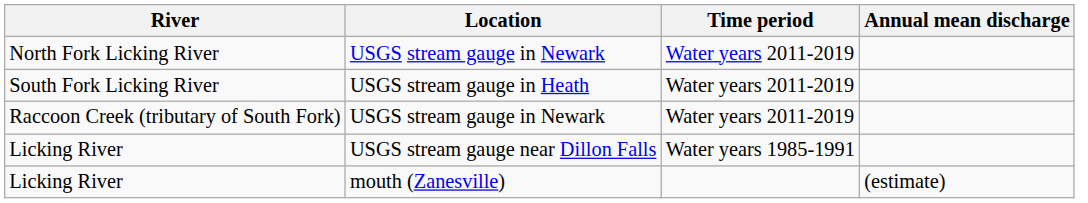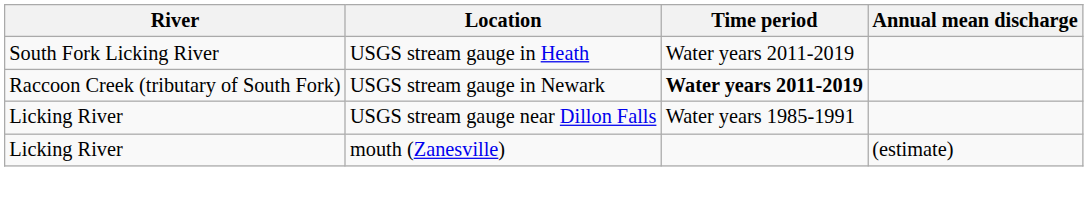- row: (114, 52)
(760, 117) normal -> (764, 85) bold
